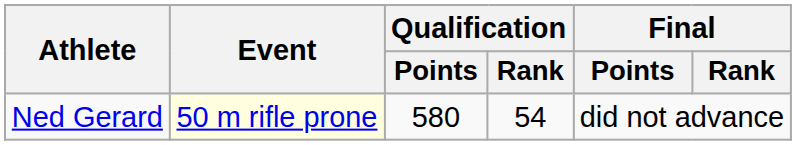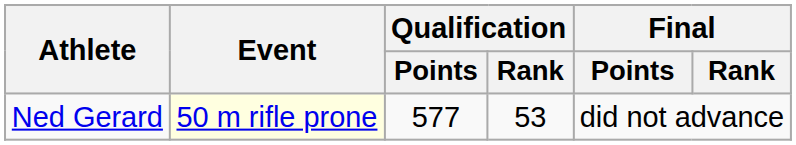(436, 117) 580 -> (436, 117) 577
(530, 117) 54 -> (530, 117) 53
